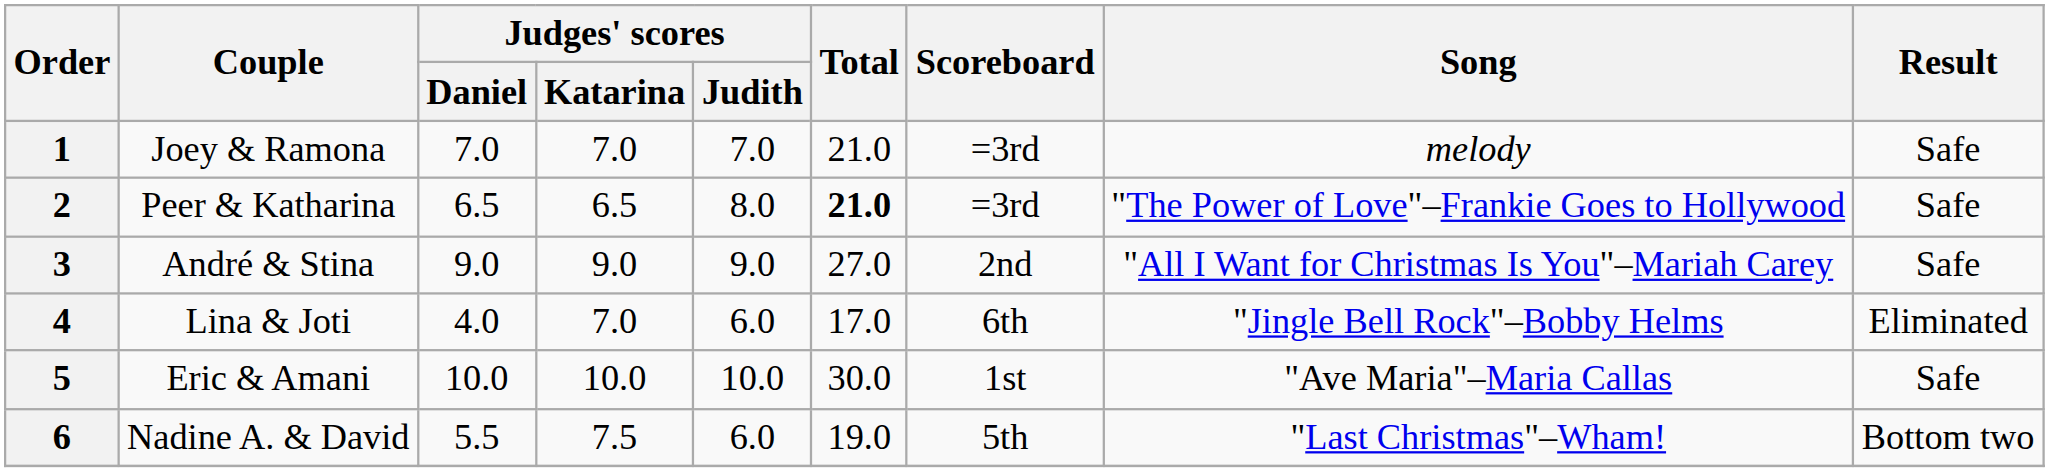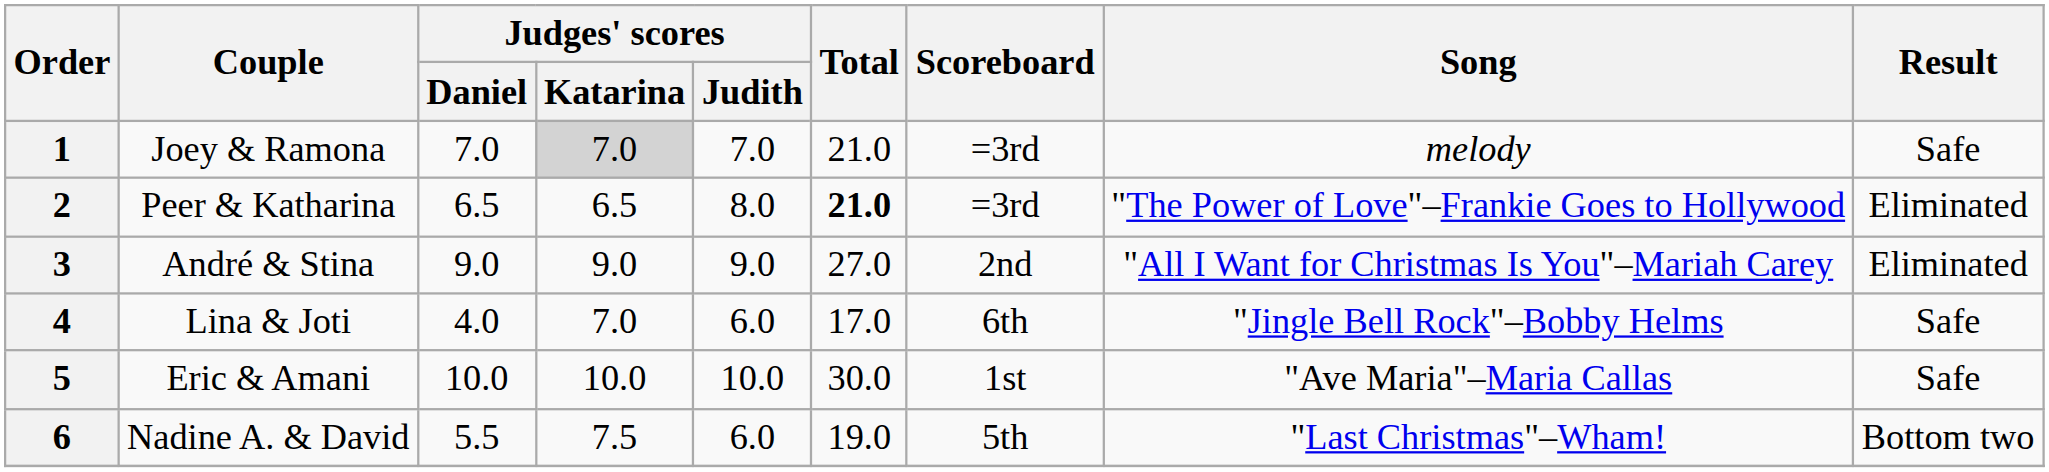(615, 148) no background -> (615, 148) lightgrey background
(1948, 206) Safe -> (1948, 206) Eliminated
(1948, 263) Safe -> (1948, 263) Eliminated
(1948, 321) Eliminated -> (1948, 321) Safe
